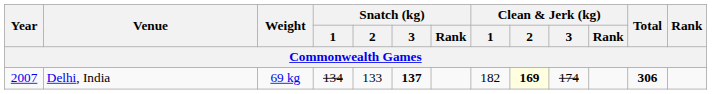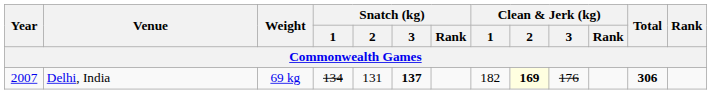(372, 78) 133 -> (372, 78) 131
(569, 78) 174 -> (569, 78) 176
